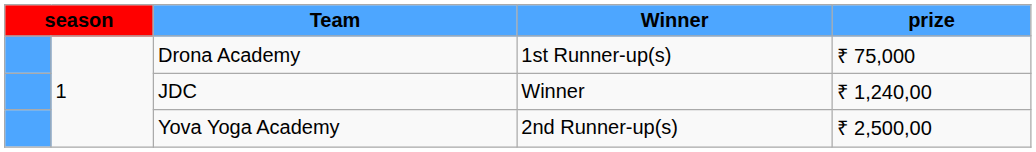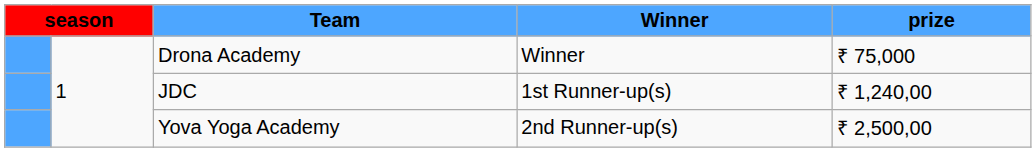(596, 54) 1st Runner-up(s) -> (553, 54) Winner
(553, 91) Winner -> (596, 91) 1st Runner-up(s)
